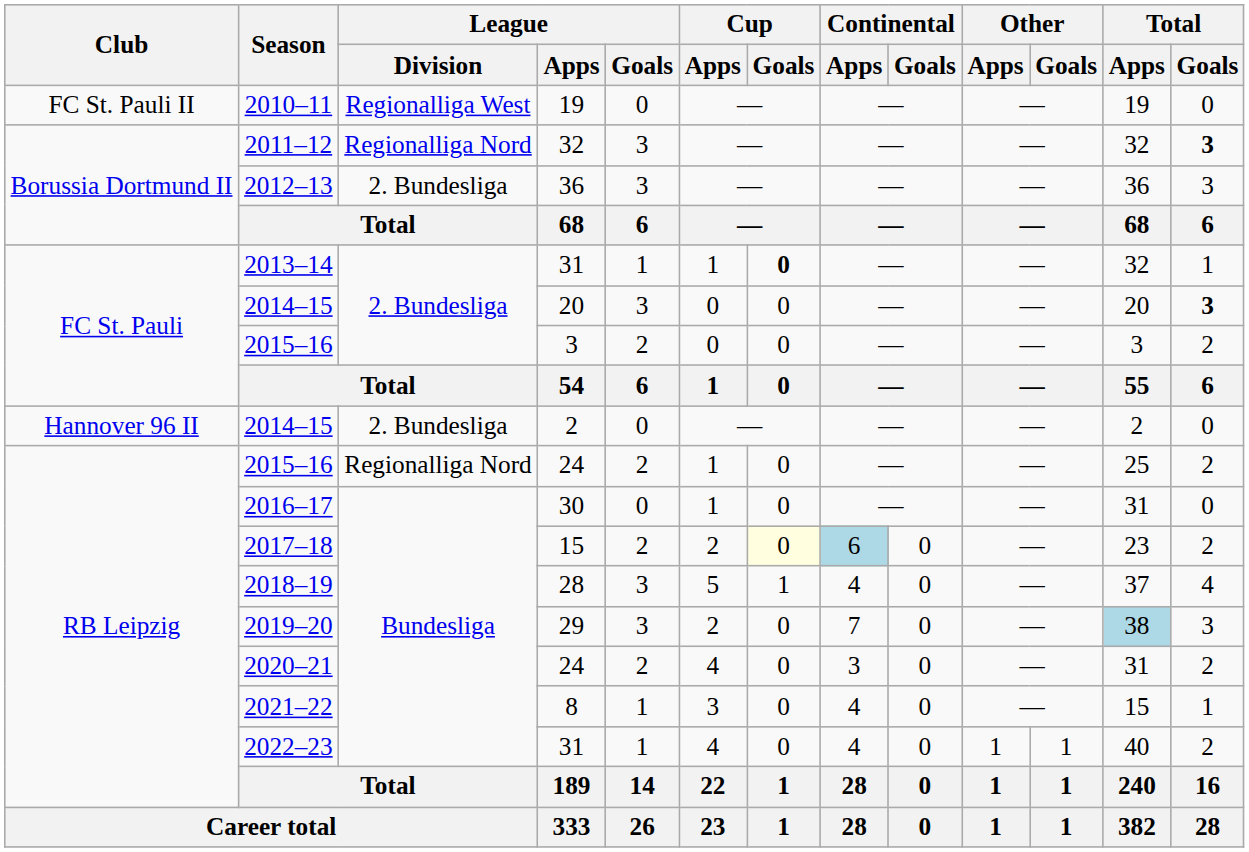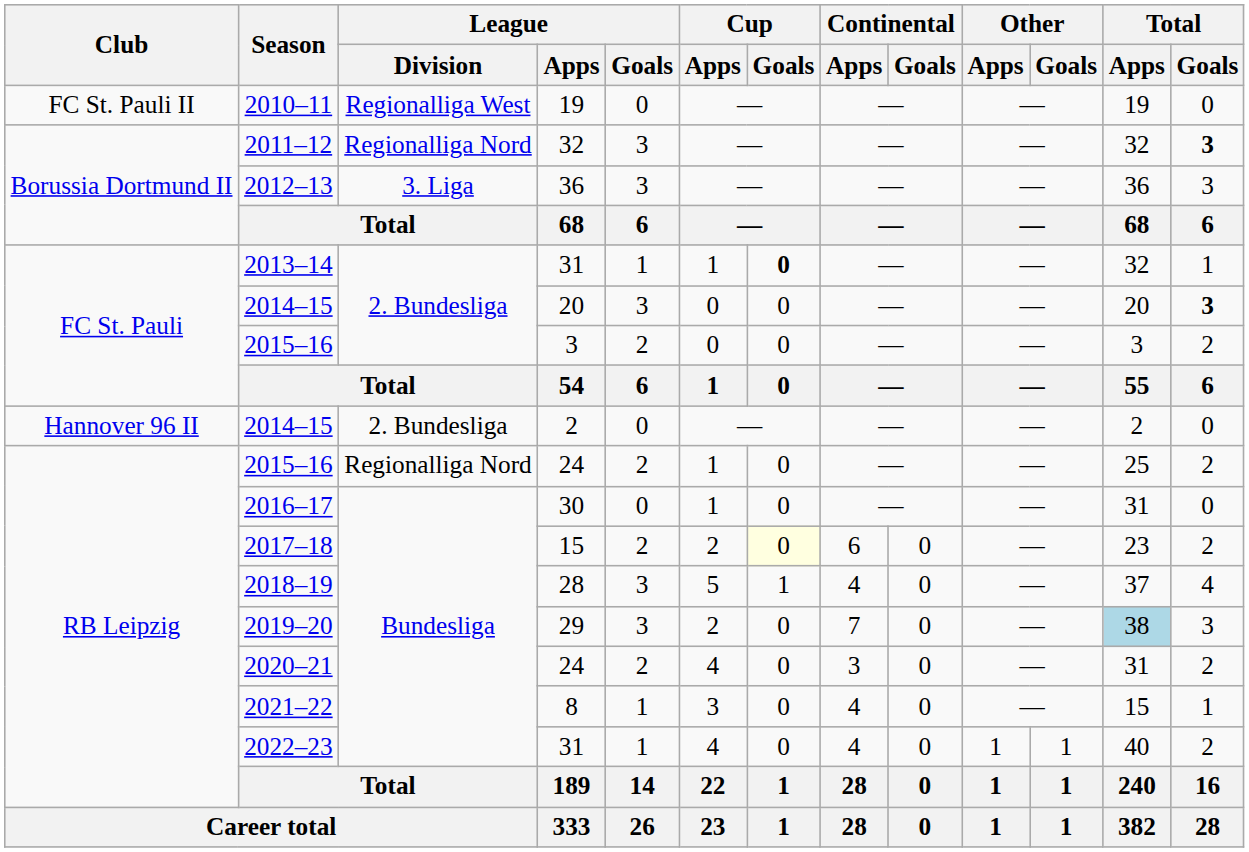(438, 184) 2. Bundesliga -> (438, 184) 3. Liga
(854, 545) lightblue background -> (854, 545) no background
